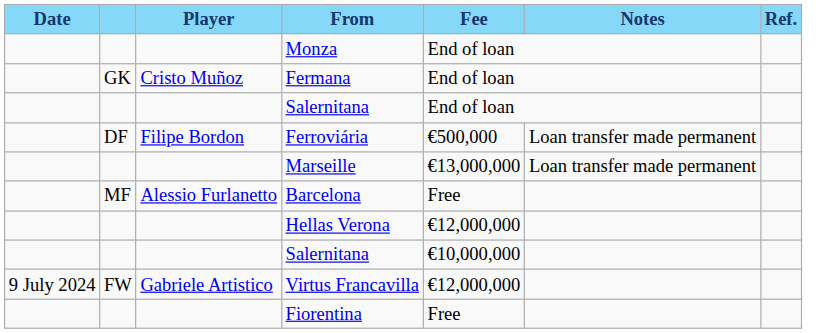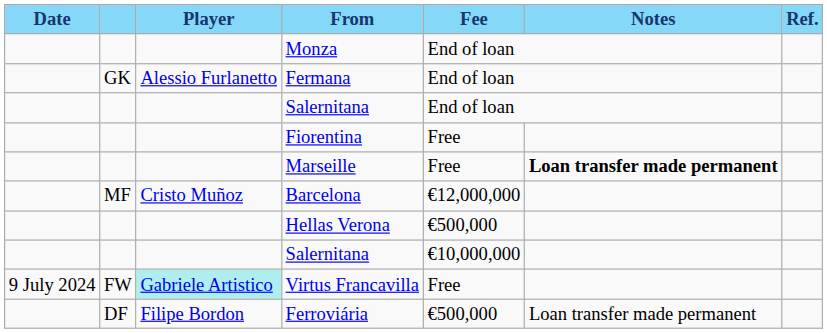(192, 78) Cristo Muñoz -> (209, 78) Alessio Furlanetto
rows swapped: (116, 136) <-> (118, 314)
(474, 166) €13,000,000 -> (444, 166) Free
(643, 166) normal -> (653, 166) bold
(209, 195) Alessio Furlanetto -> (192, 195) Cristo Muñoz
(444, 195) Free -> (474, 195) €12,000,000
(474, 225) €12,000,000 -> (462, 225) €500,000
(207, 284) no background -> (207, 284) paleturquoise background
(474, 284) €12,000,000 -> (444, 284) Free
